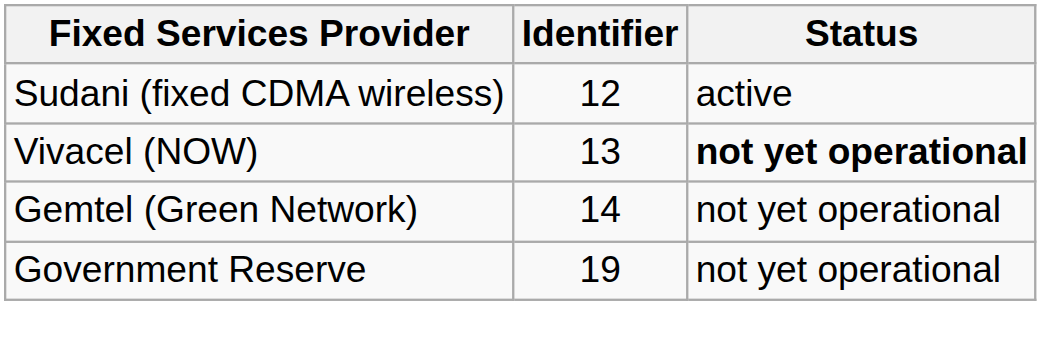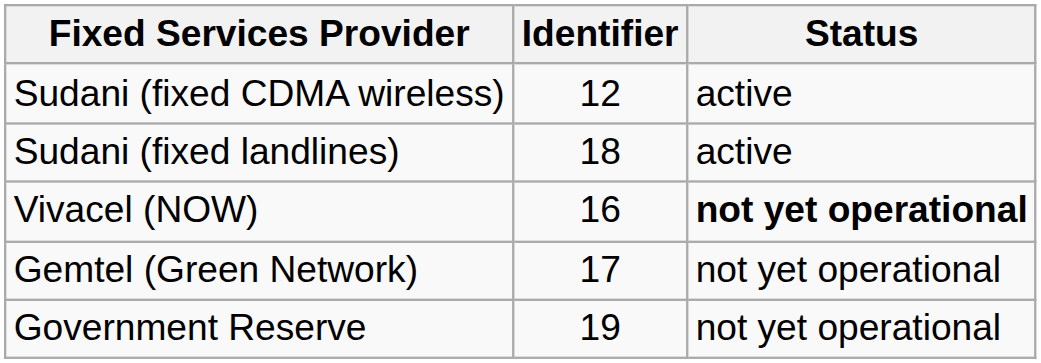+ row: (207, 151)
(600, 151) 13 -> (600, 210) 16
(600, 210) 14 -> (600, 269) 17
